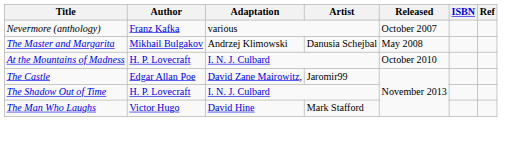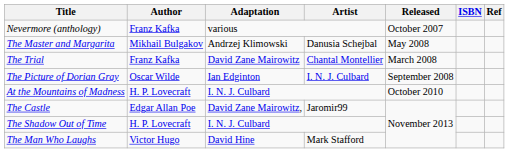+ row: (25, 60)
+ row: (63, 76)
